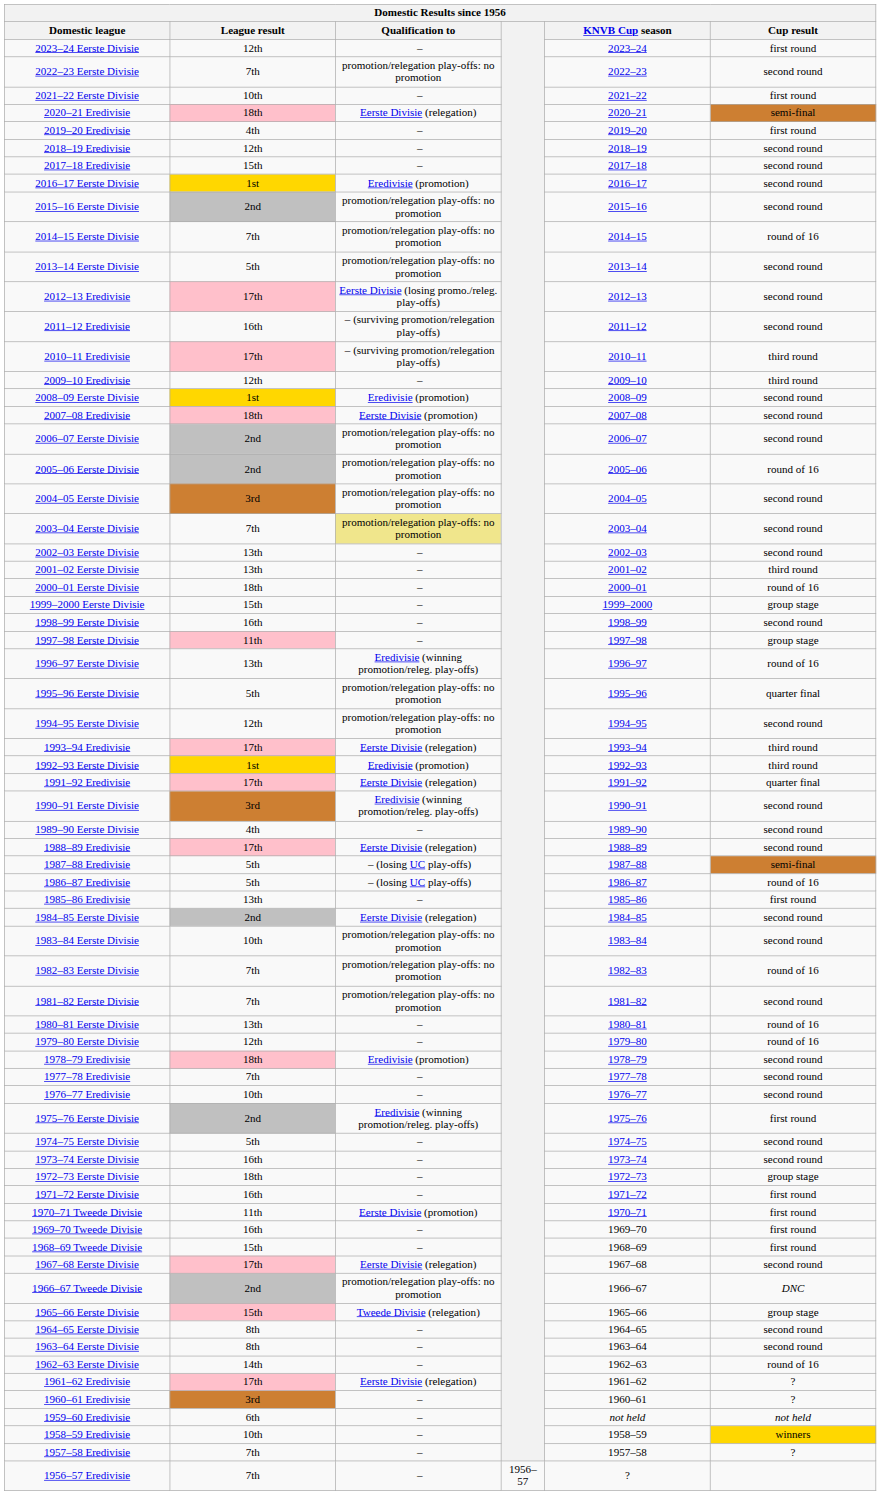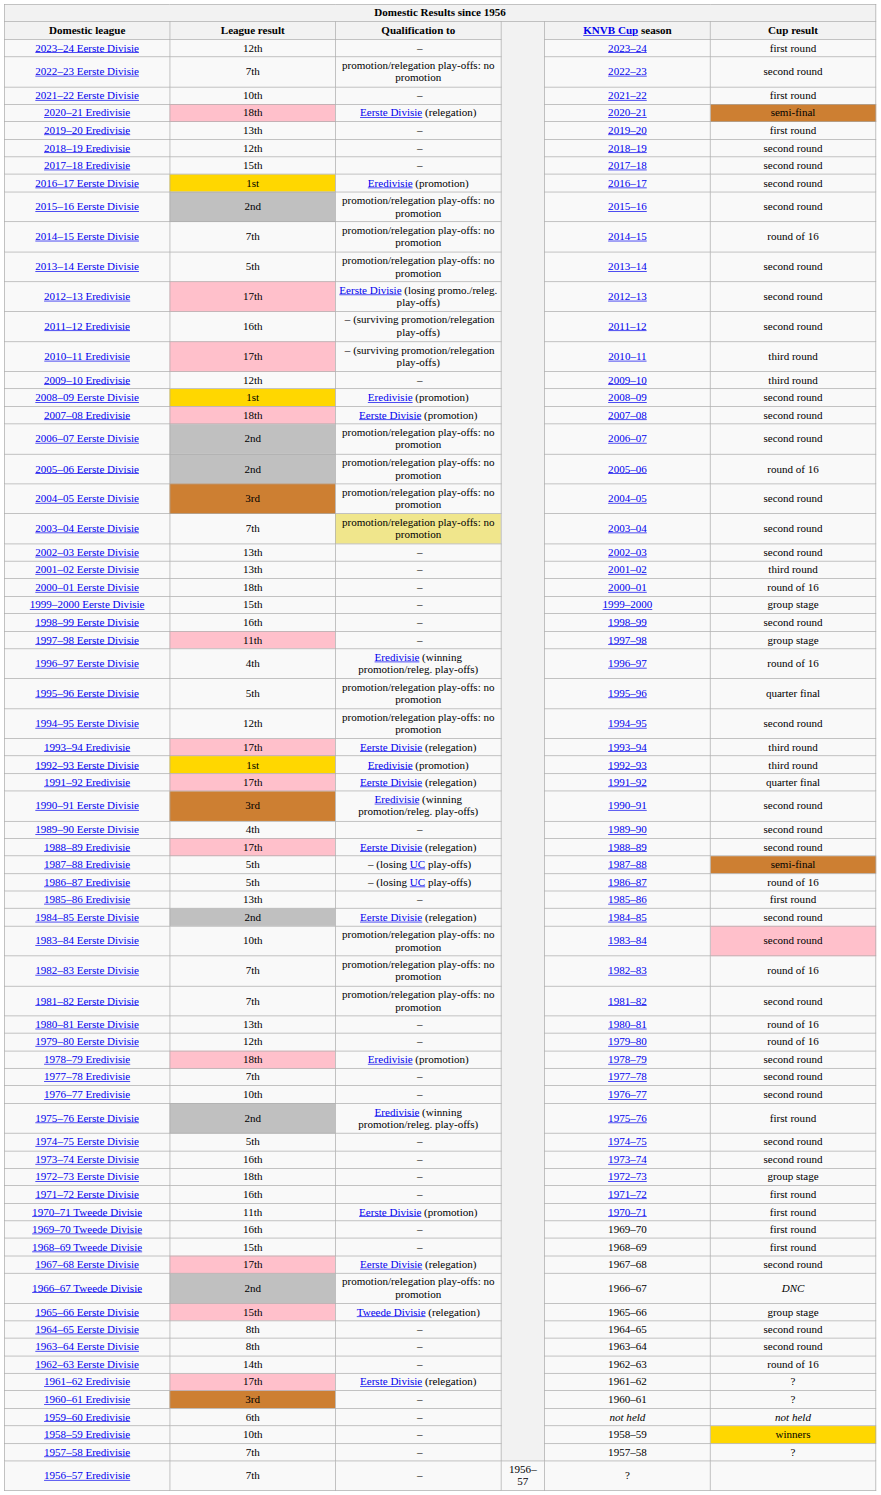(253, 130) 4th -> (253, 130) 13th
(253, 663) 13th -> (253, 663) 4th
(793, 941) no background -> (793, 941) pink background
